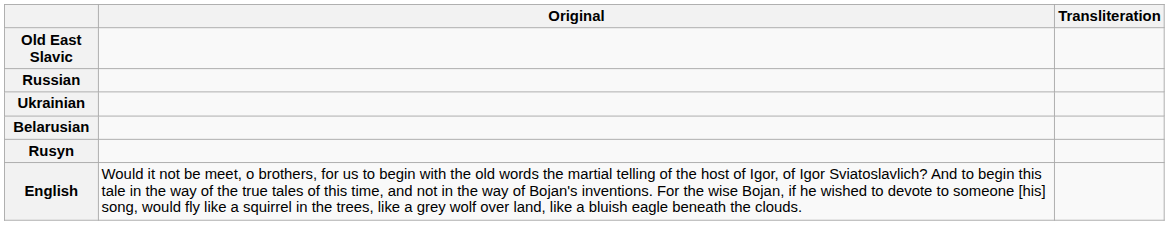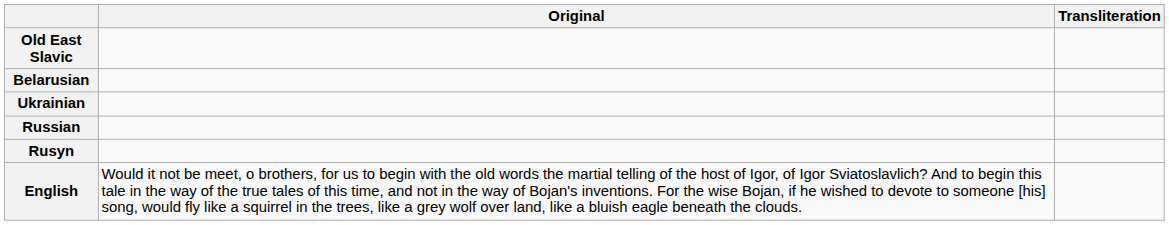rows swapped: (51, 80) <-> (51, 127)
